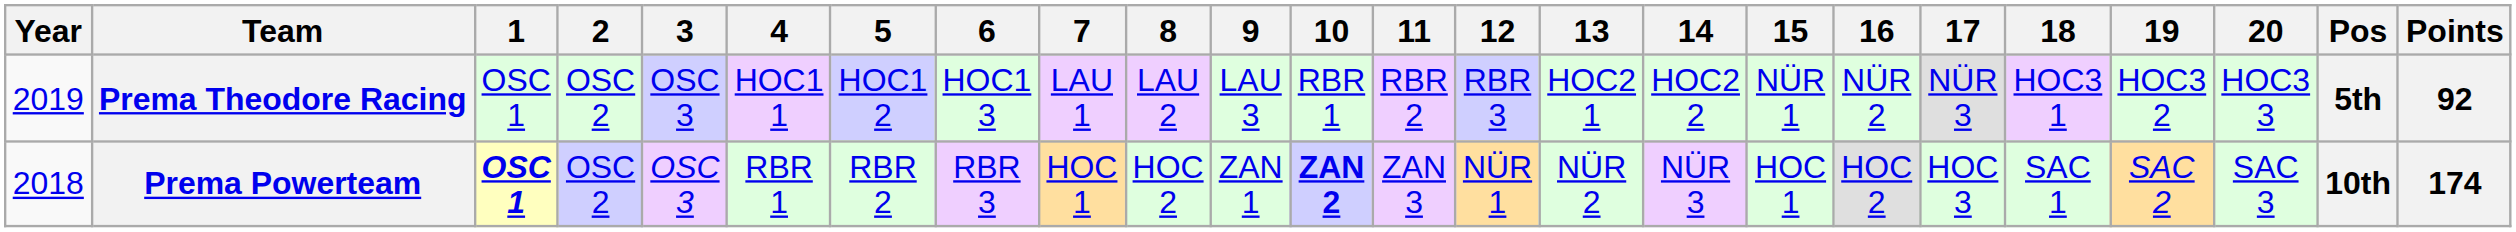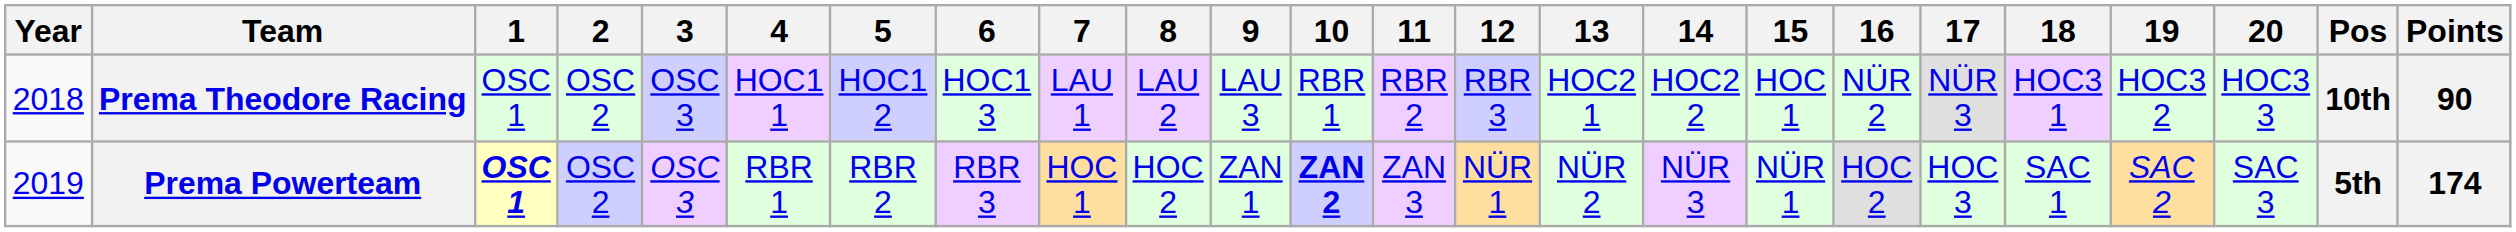(48, 98) 2019 -> (48, 98) 2018
(1791, 98) NÜR 1 -> (1791, 98) HOC 1
(2358, 98) 5th -> (2358, 98) 10th
(2455, 98) 92 -> (2455, 98) 90
(48, 184) 2018 -> (48, 184) 2019
(1791, 184) HOC 1 -> (1791, 184) NÜR 1
(2358, 184) 10th -> (2358, 184) 5th
